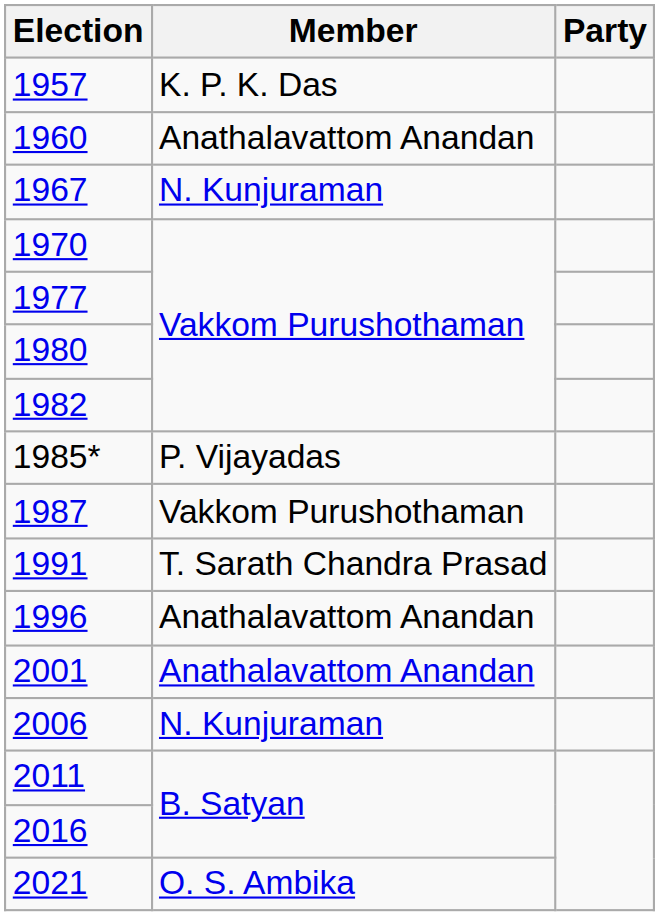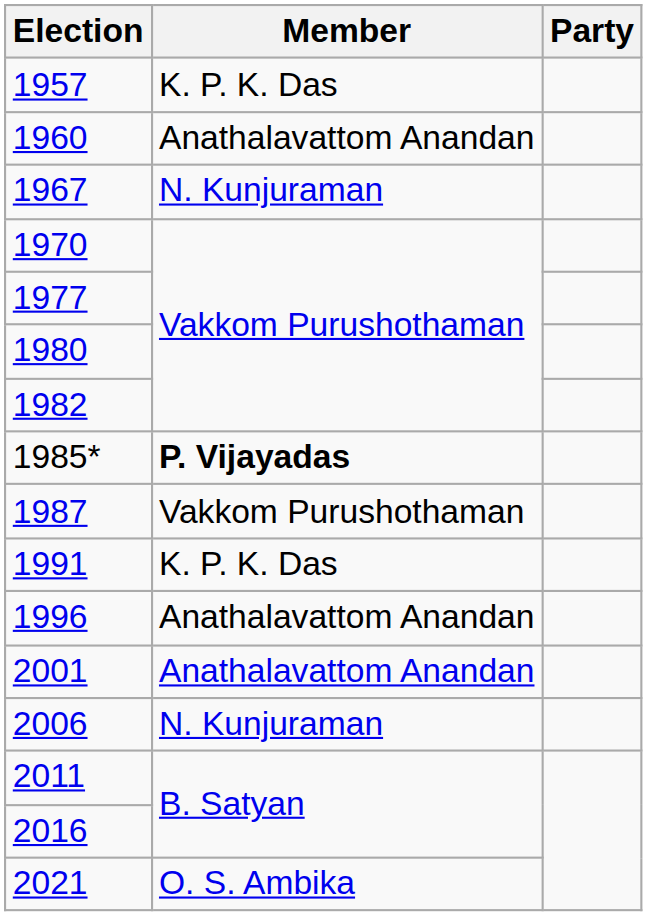(250, 457) normal -> (255, 457) bold
(353, 564) T. Sarath Chandra Prasad -> (248, 564) K. P. K. Das
